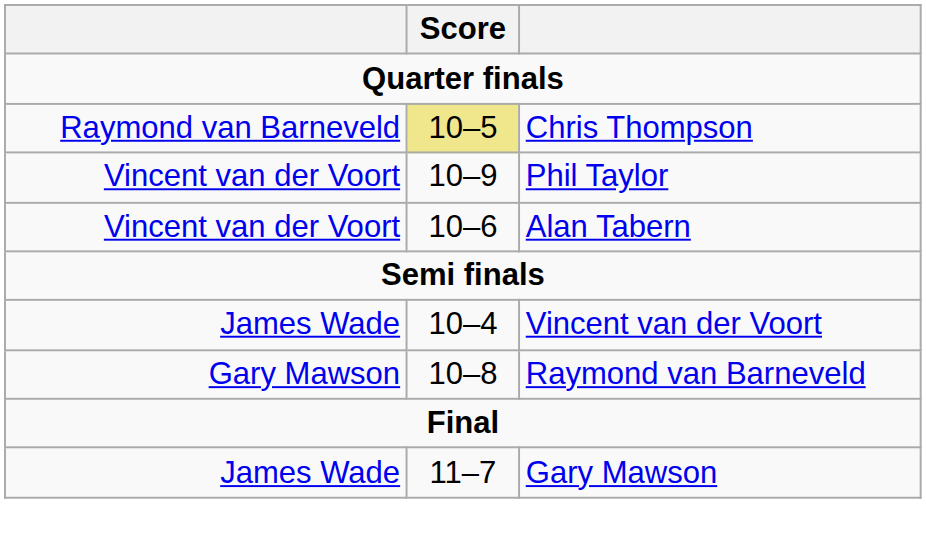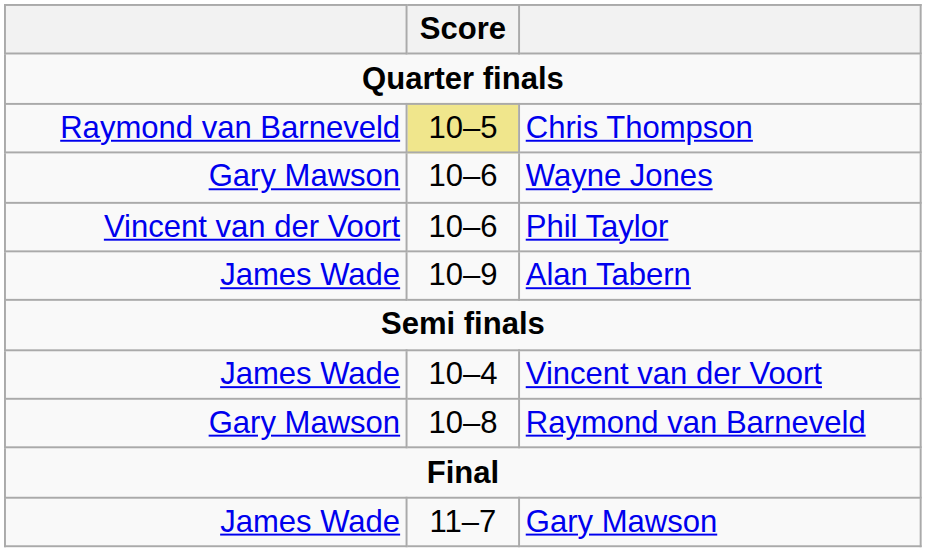+ row: (619, 176)
(463, 176) 10–9 -> (463, 226) 10–6
(252, 226) Vincent van der Voort -> (310, 275) James Wade
(463, 226) 10–6 -> (463, 275) 10–9
